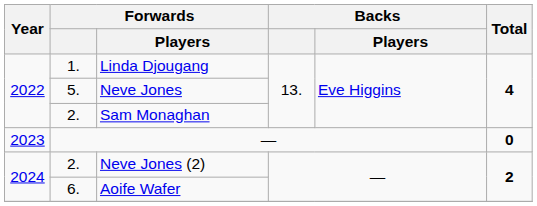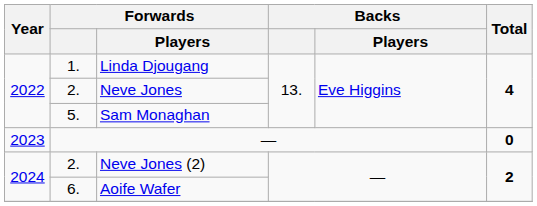(73, 90) 5. -> (73, 90) 2.
(73, 115) 2. -> (73, 115) 5.
